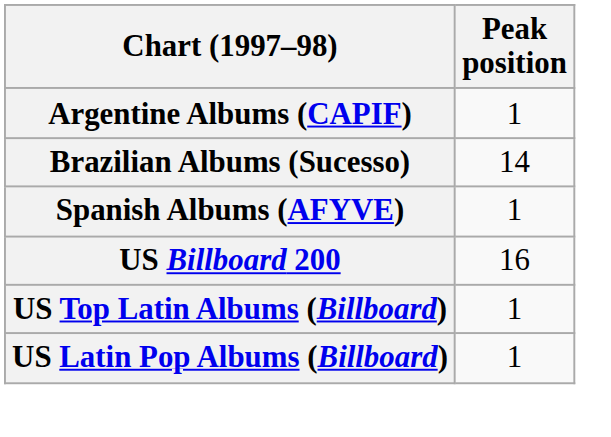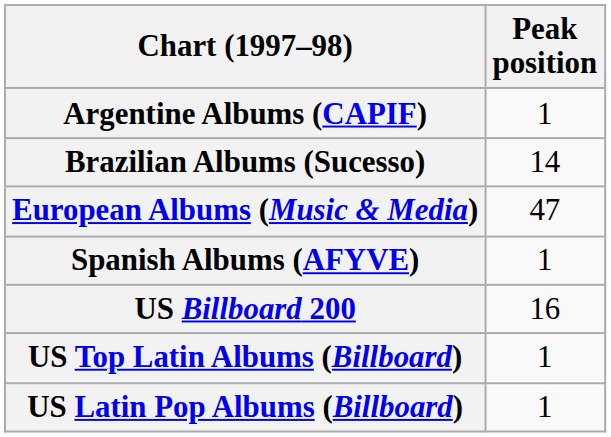+ row: (245, 210)
